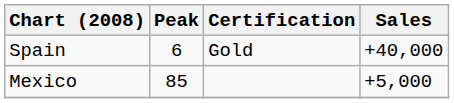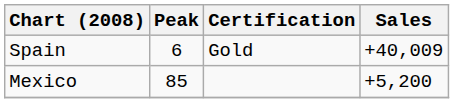(404, 51) +40,000 -> (404, 51) +40,009
(398, 82) +5,000 -> (398, 82) +5,200
